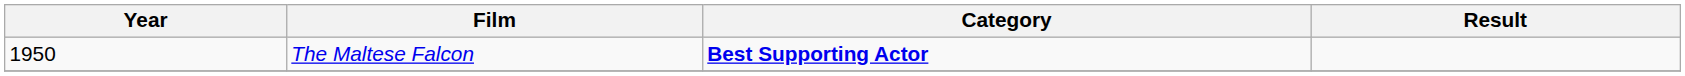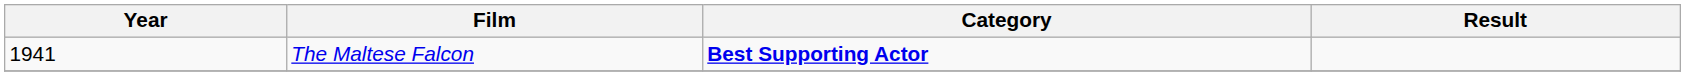(33, 53) 1950 -> (33, 53) 1941
